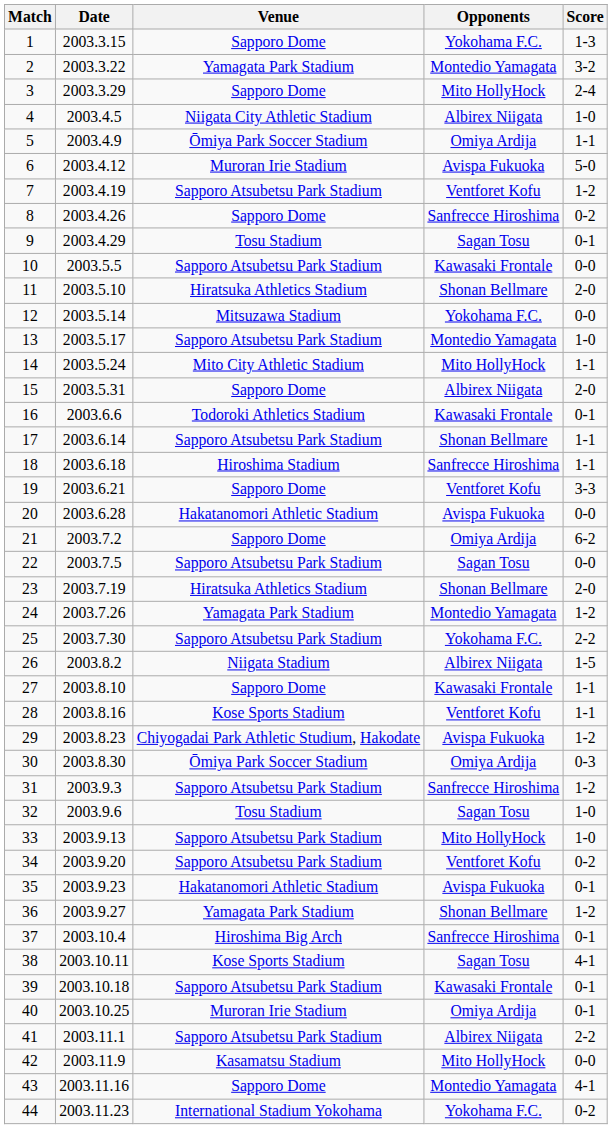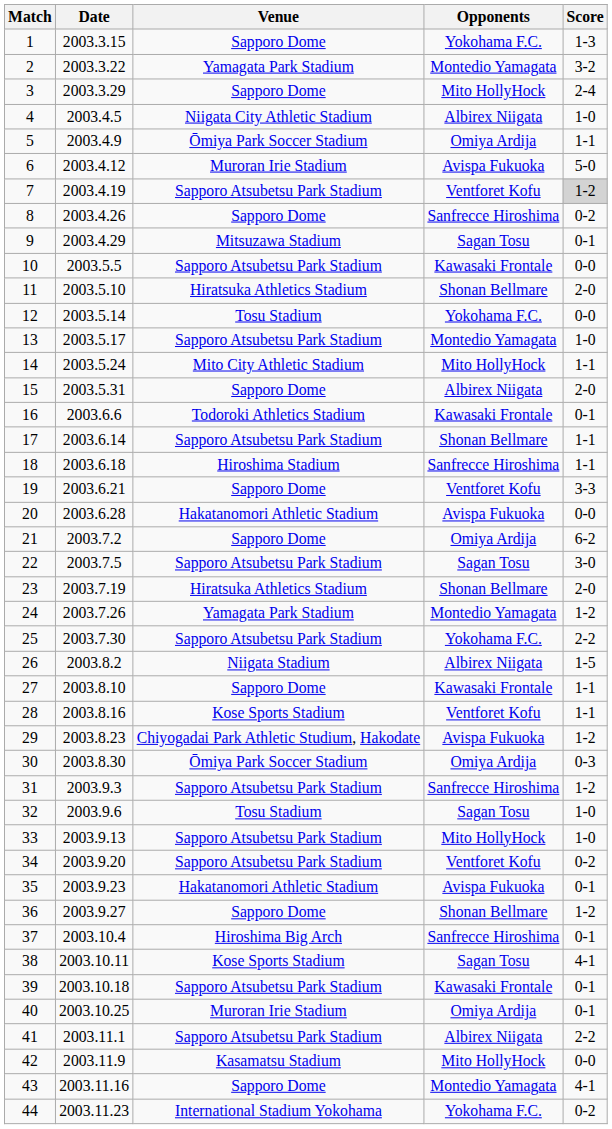(585, 191) no background -> (585, 191) lightgrey background
(278, 240) Tosu Stadium -> (278, 240) Mitsuzawa Stadium
(278, 315) Mitsuzawa Stadium -> (278, 315) Tosu Stadium
(585, 564) 0-0 -> (585, 564) 3-0
(278, 912) Yamagata Park Stadium -> (278, 912) Sapporo Dome
